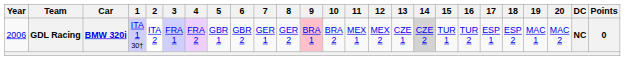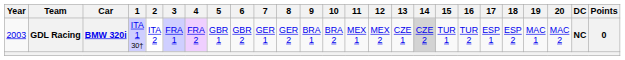(16, 35) 2006 -> (16, 35) 2003
(311, 35) pink background -> (311, 35) no background
